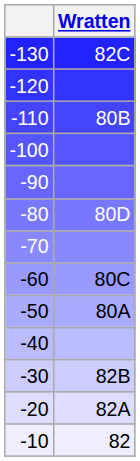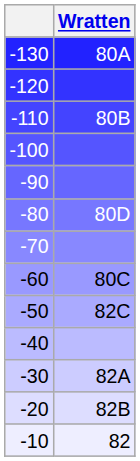(113, 53) 82C -> (113, 53) 80A
(113, 311) 80A -> (113, 311) 82C
(113, 376) 82B -> (113, 376) 82A
(113, 408) 82A -> (113, 408) 82B
